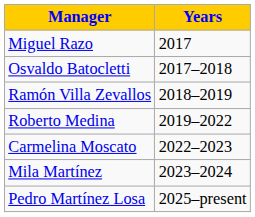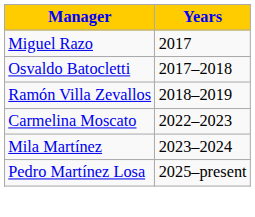- row: (62, 120)
